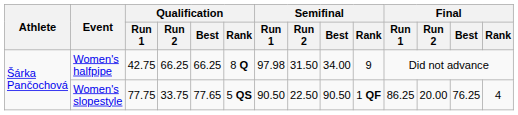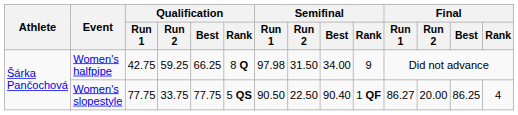(174, 65) 66.25 -> (174, 65) 59.25
(207, 95) 77.65 -> (207, 95) 77.75
(337, 95) 90.50 -> (337, 95) 90.40
(400, 95) 86.25 -> (400, 95) 86.27
(466, 95) 76.25 -> (466, 95) 86.25
